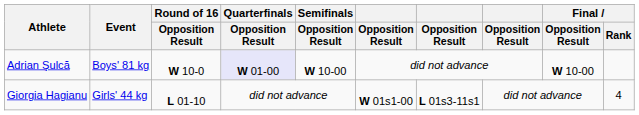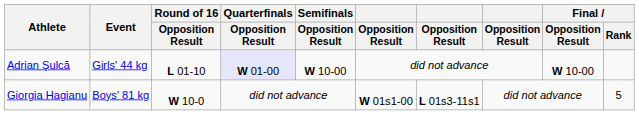(121, 65) Boys' 81 kg -> (120, 65) Girls' 44 kg
(186, 71) W 10-0 -> (186, 71) L 01-10
(120, 95) Girls' 44 kg -> (121, 95) Boys' 81 kg
(186, 101) L 01-10 -> (186, 101) W 10-0
(619, 95) 4 -> (619, 95) 5
